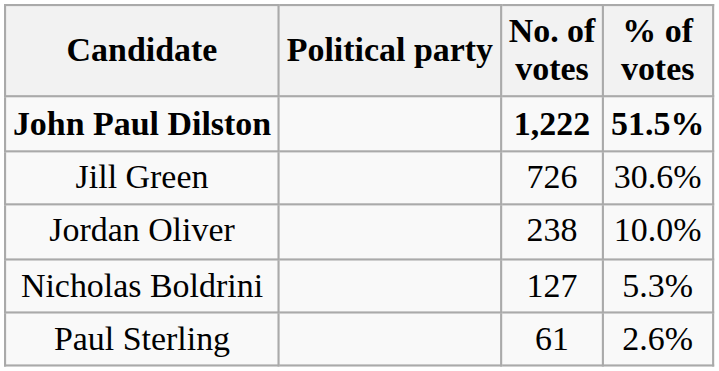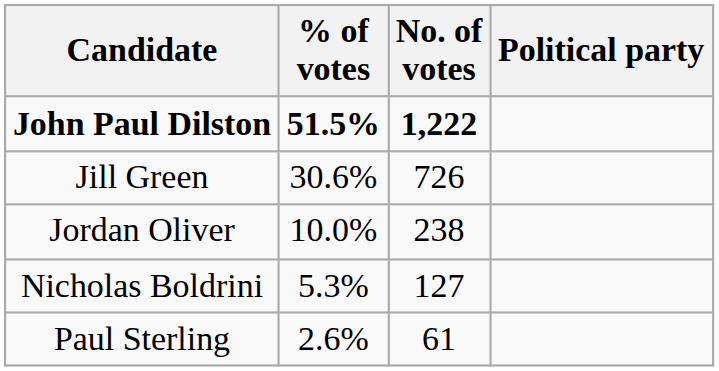columns swapped: (390, 50) <-> (658, 50)
